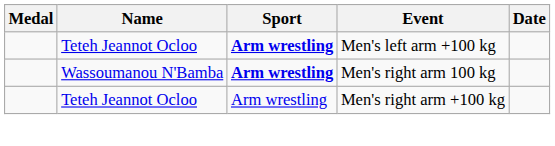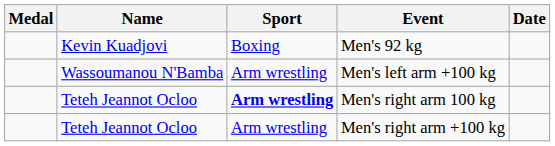+ row: (381, 45)
(129, 45) Teteh Jeannot Ocloo -> (142, 72) Wassoumanou N'Bamba
(282, 45) bold -> (279, 72) normal
(142, 72) Wassoumanou N'Bamba -> (129, 100) Teteh Jeannot Ocloo
